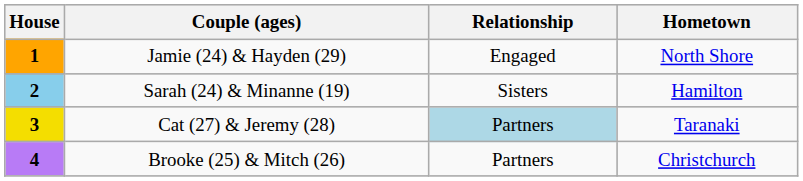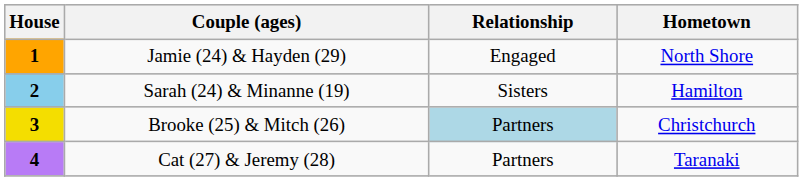(247, 124) Cat (27) & Jeremy (28) -> (247, 124) Brooke (25) & Mitch (26)
(707, 124) Taranaki -> (707, 124) Christchurch
(247, 159) Brooke (25) & Mitch (26) -> (247, 159) Cat (27) & Jeremy (28)
(707, 159) Christchurch -> (707, 159) Taranaki
